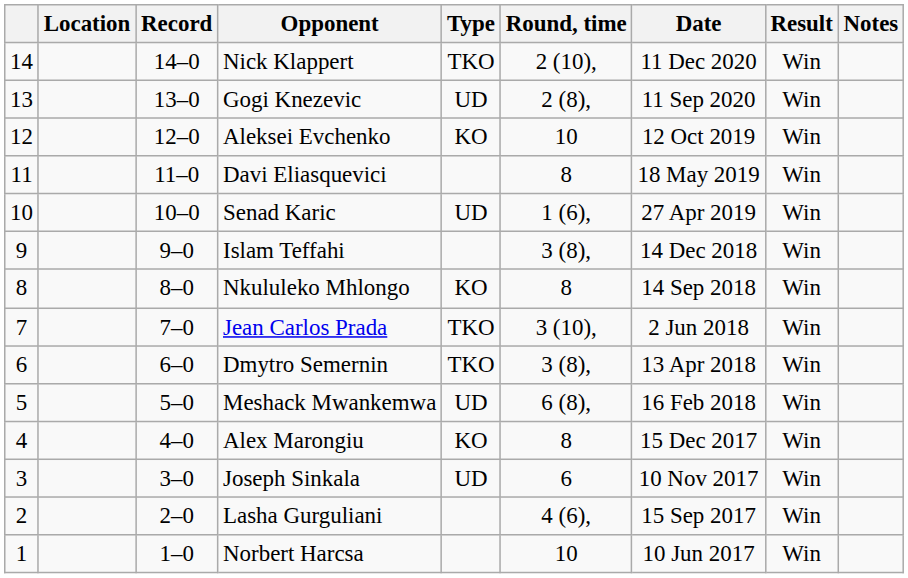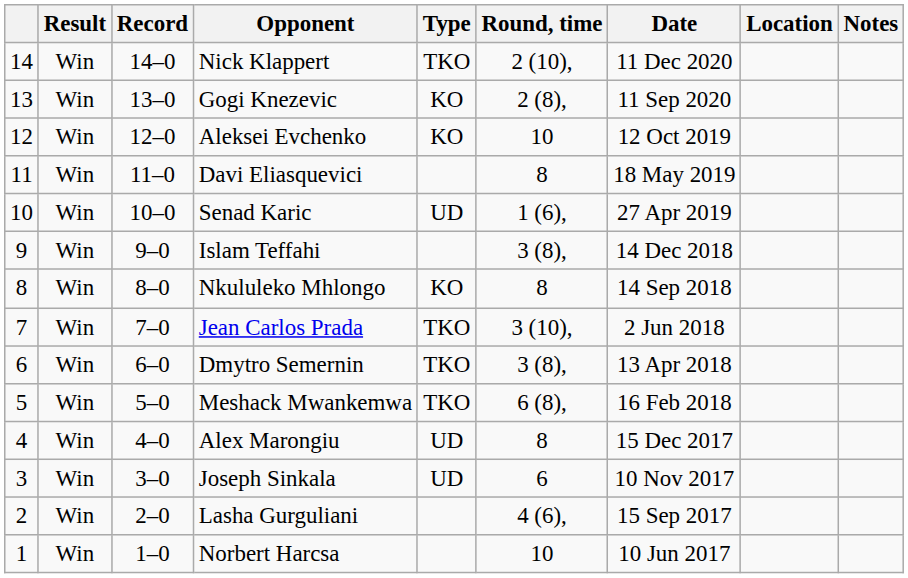columns swapped: (802, 23) <-> (87, 23)
(471, 99) UD -> (447, 99) KO
(471, 402) UD -> (447, 402) TKO
(471, 439) KO -> (447, 439) UD
